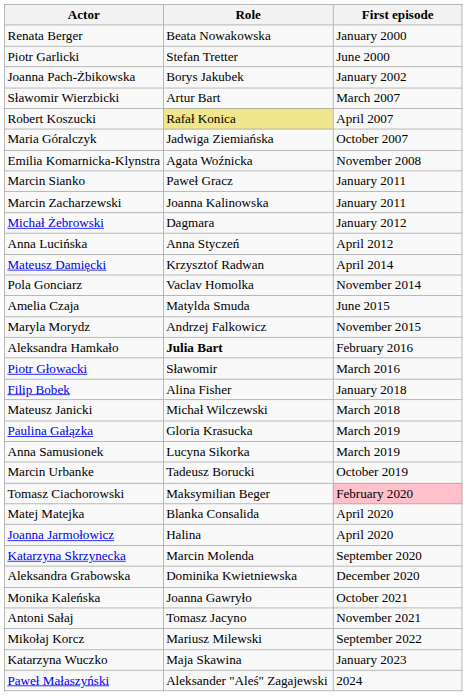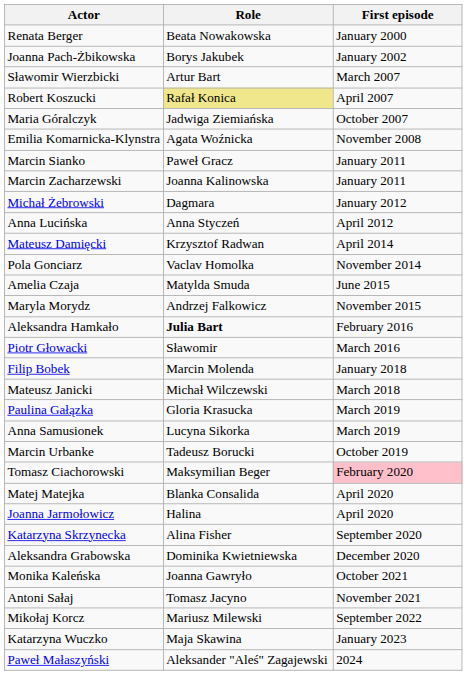- row: (43, 56)
(199, 389) Alina Fisher -> (210, 368) Marcin Molenda
(210, 555) Marcin Molenda -> (199, 535) Alina Fisher
